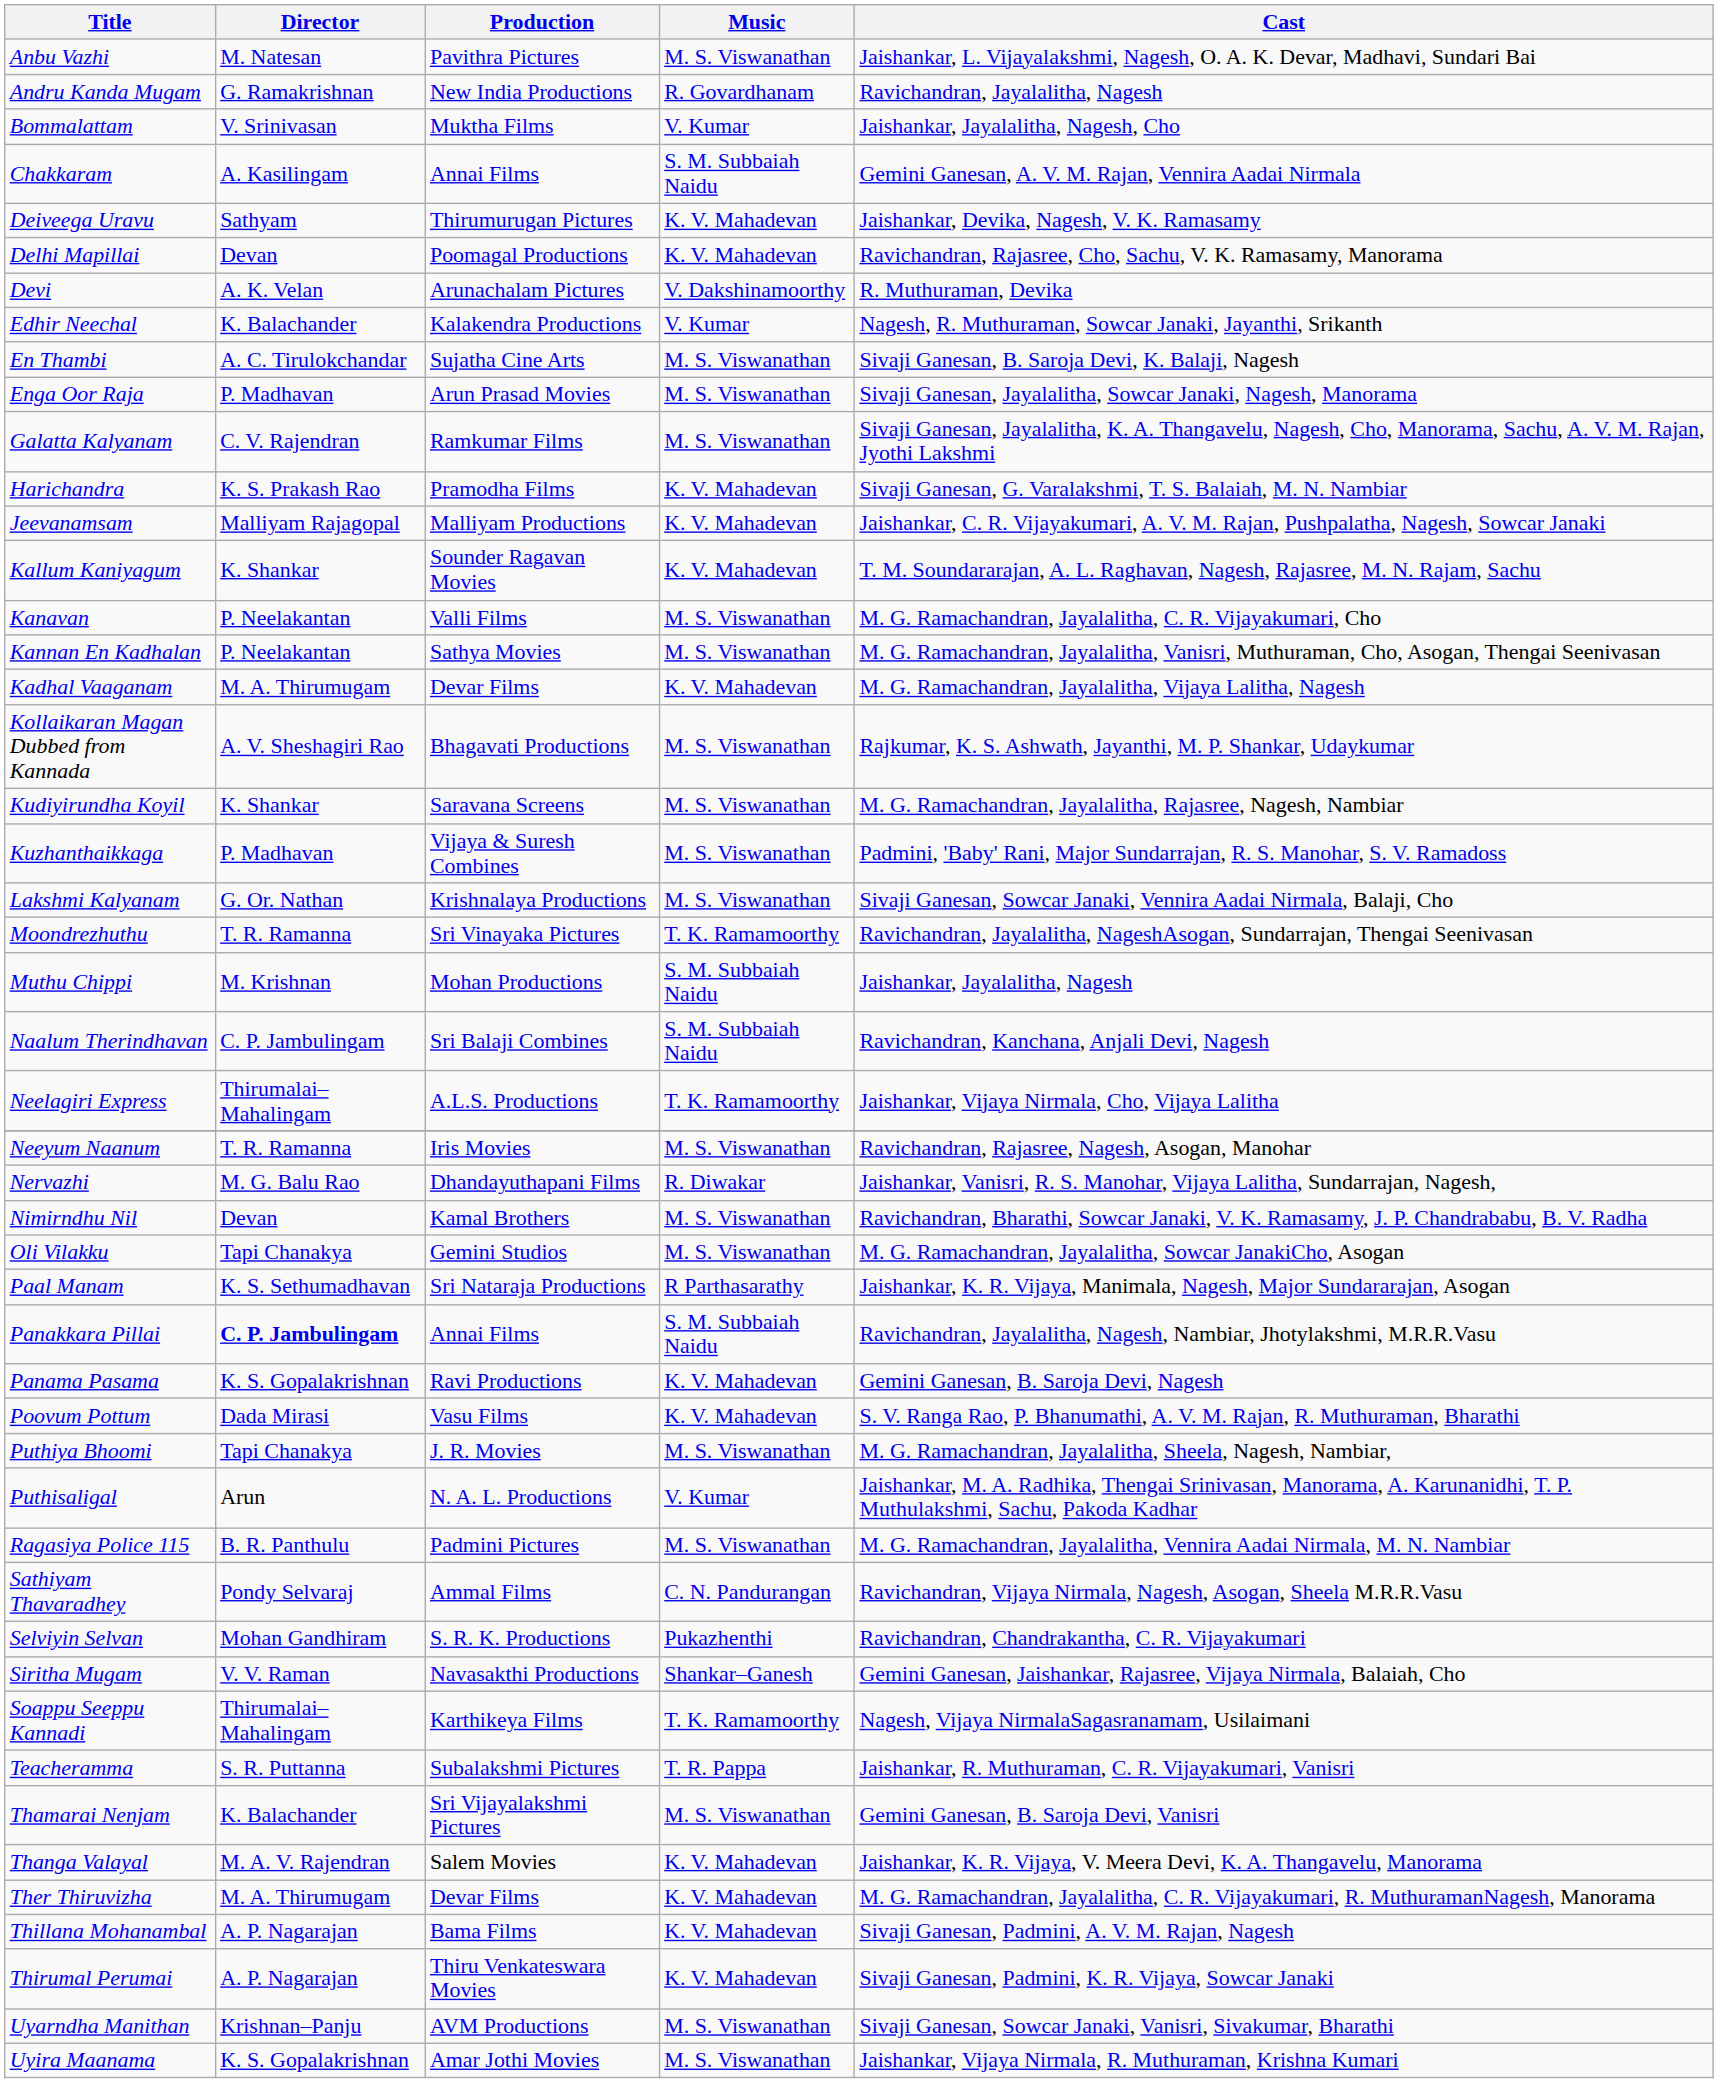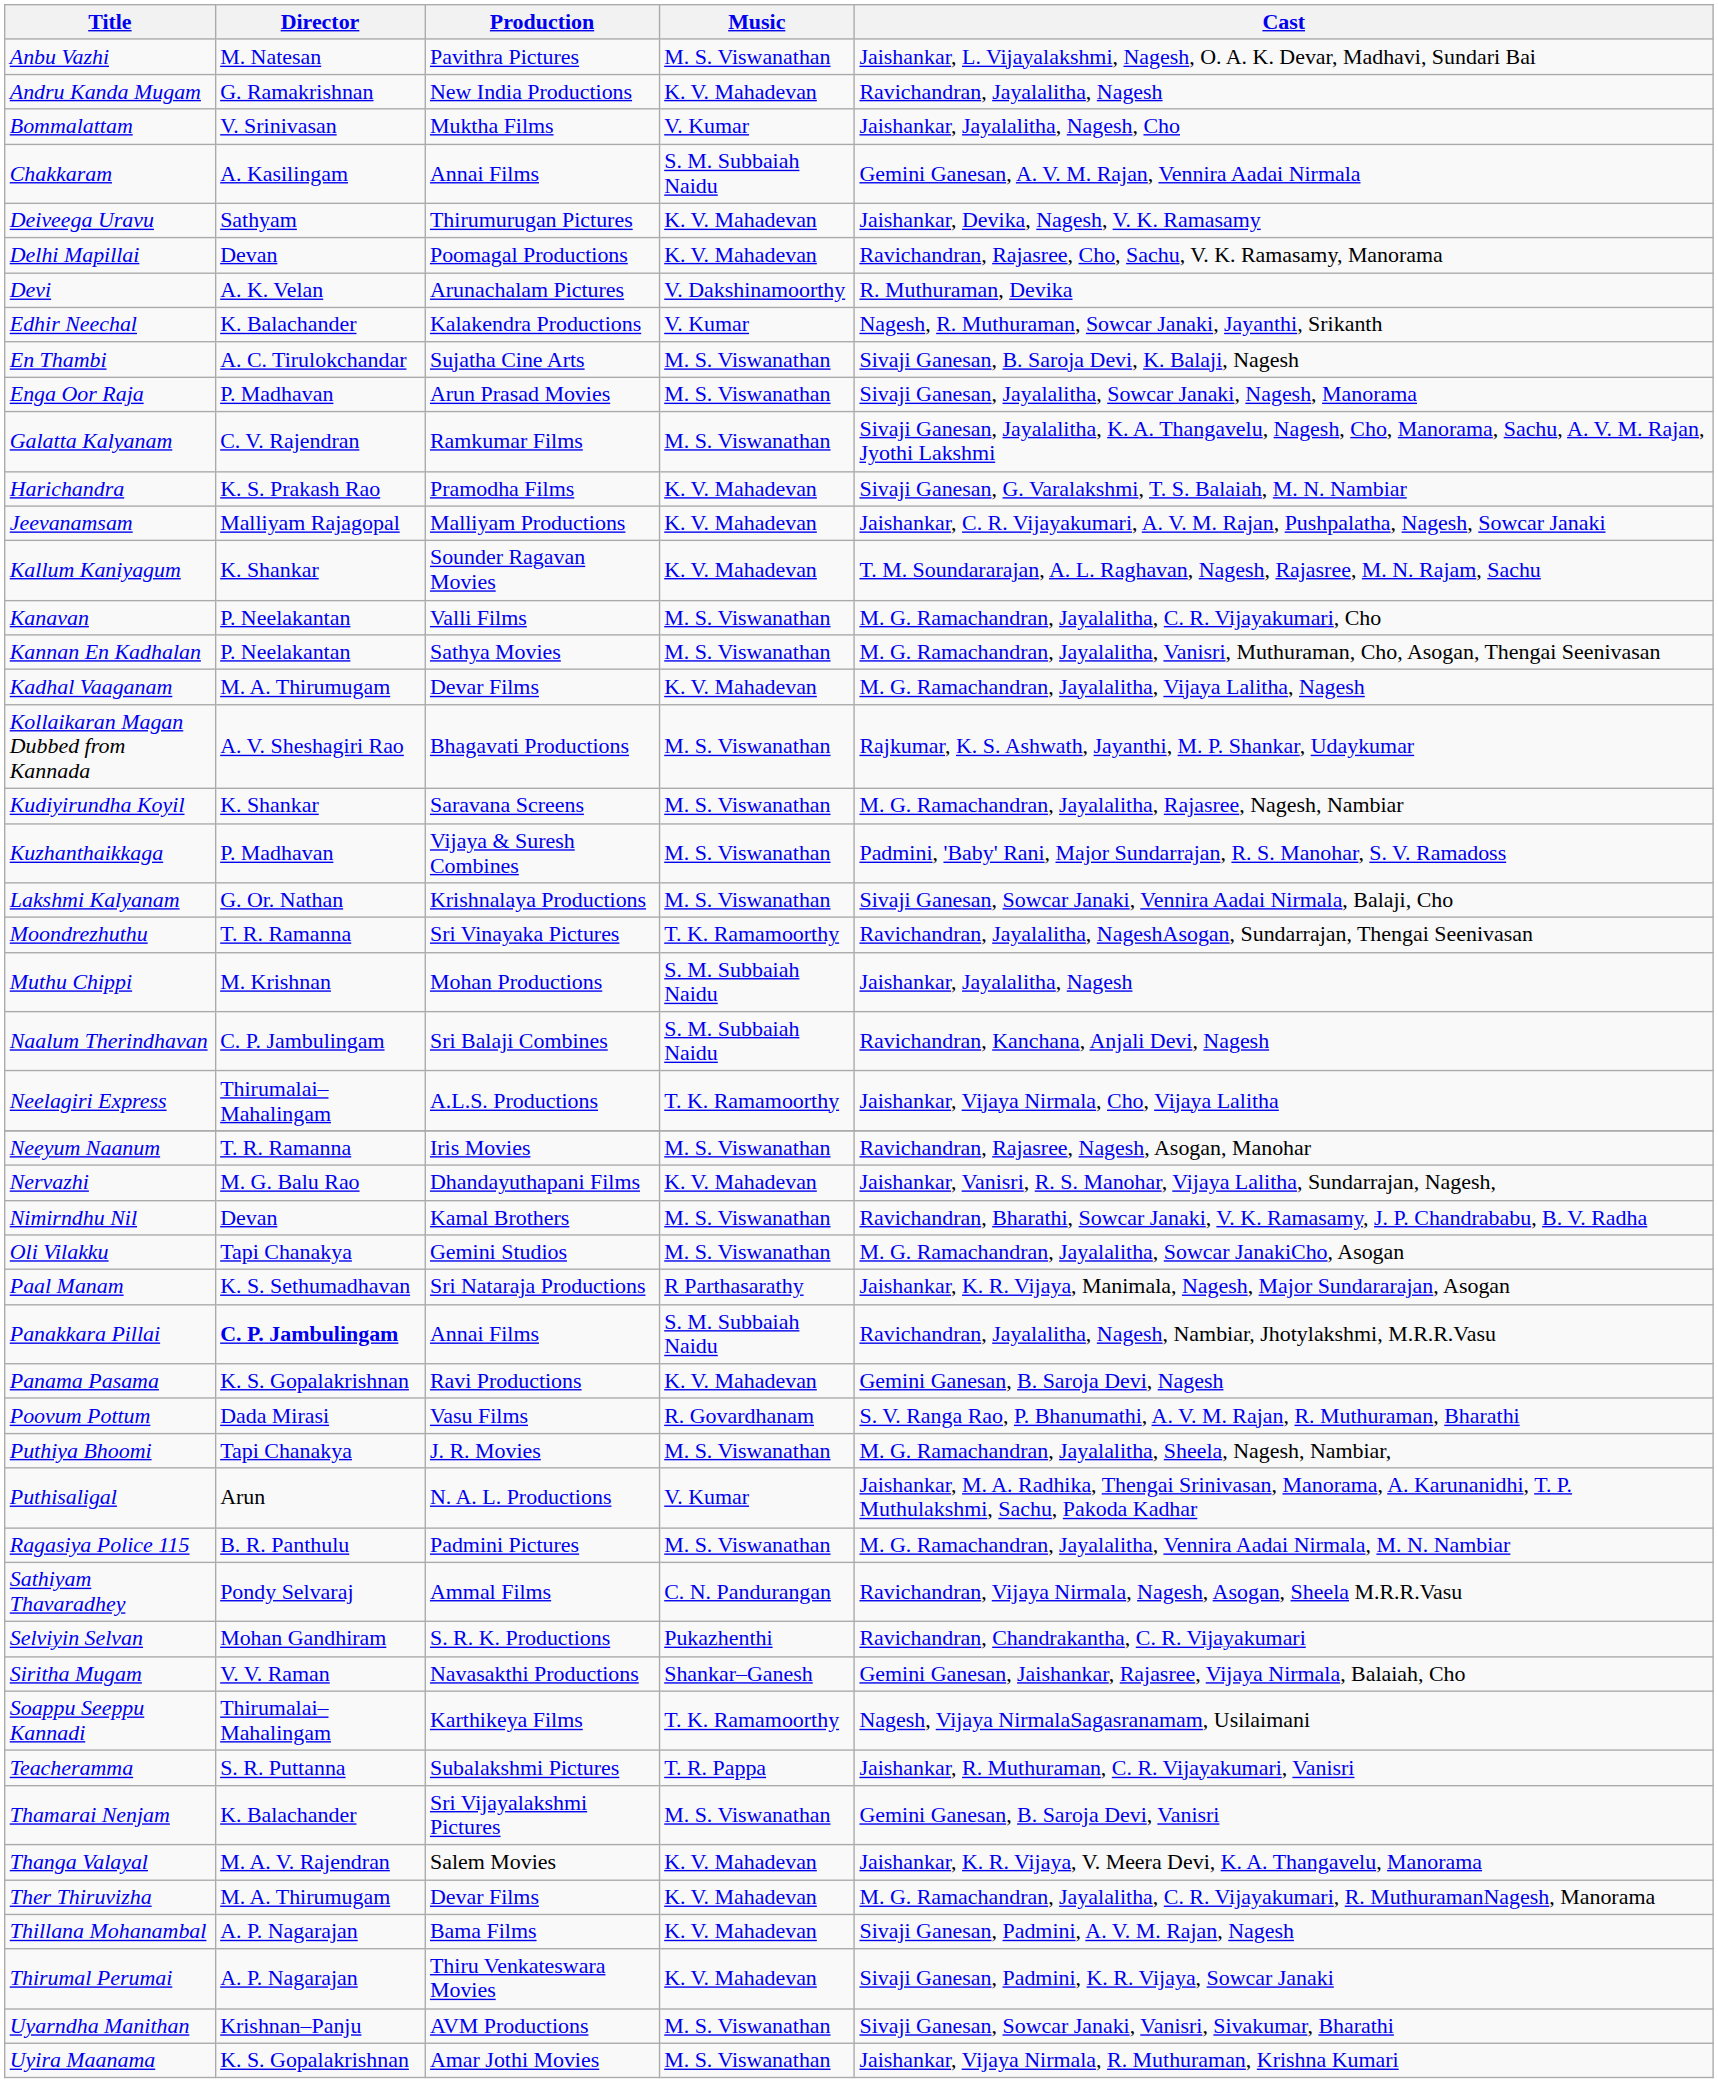(739, 91) R. Govardhanam -> (741, 91) K. V. Mahadevan
(715, 1182) R. Diwakar -> (741, 1182) K. V. Mahadevan
(741, 1415) K. V. Mahadevan -> (739, 1415) R. Govardhanam
